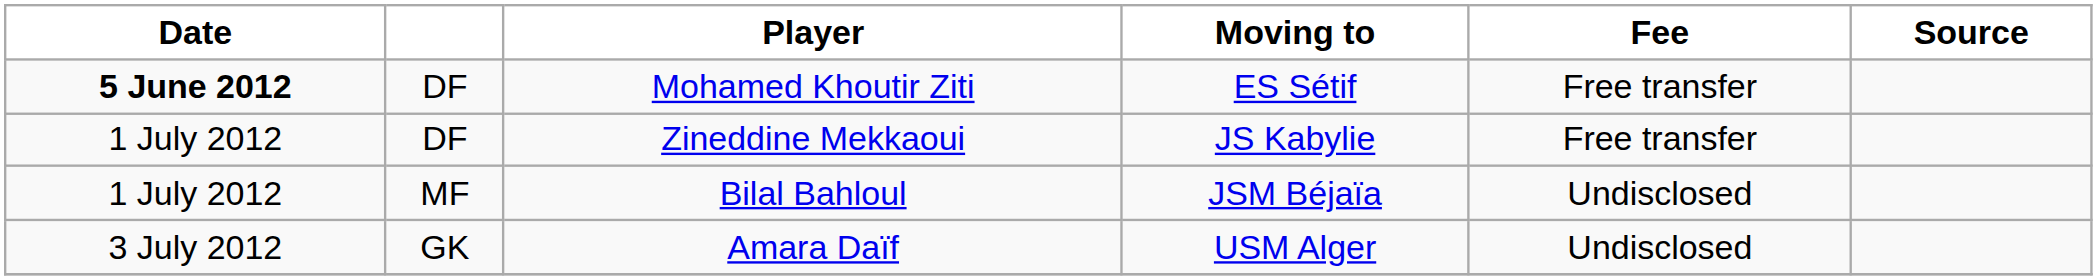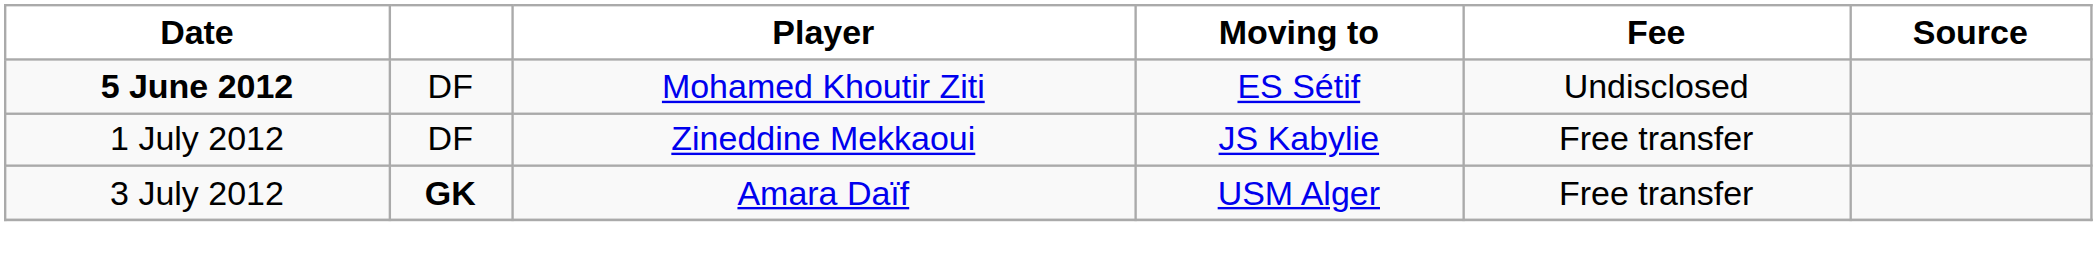(1660, 86) Free transfer -> (1656, 86) Undisclosed
- row: (813, 193)
(445, 247) normal -> (450, 193) bold
(1660, 247) Undisclosed -> (1656, 193) Free transfer
